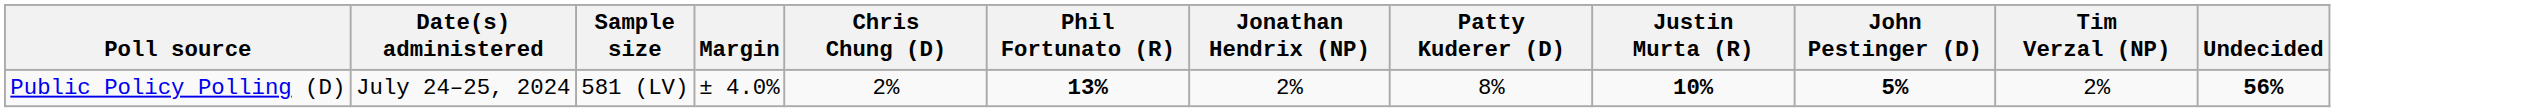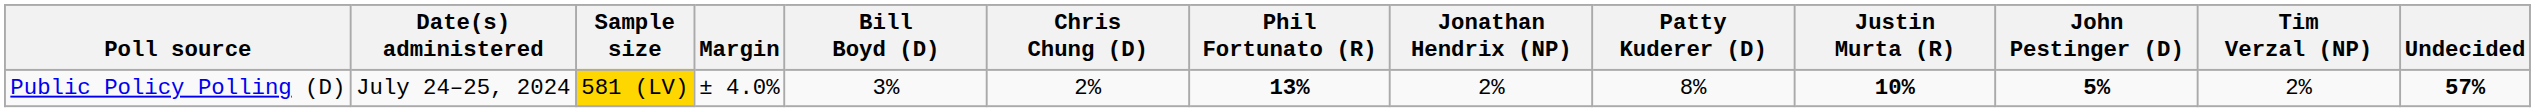+ column: (886, 37)
(635, 88) no background -> (635, 88) gold background
(2263, 88) 56% -> (2465, 88) 57%
